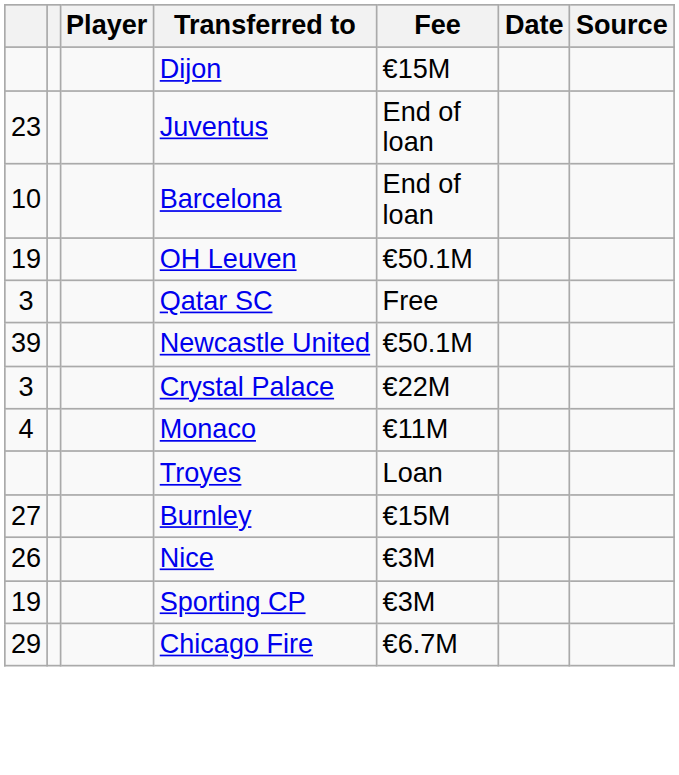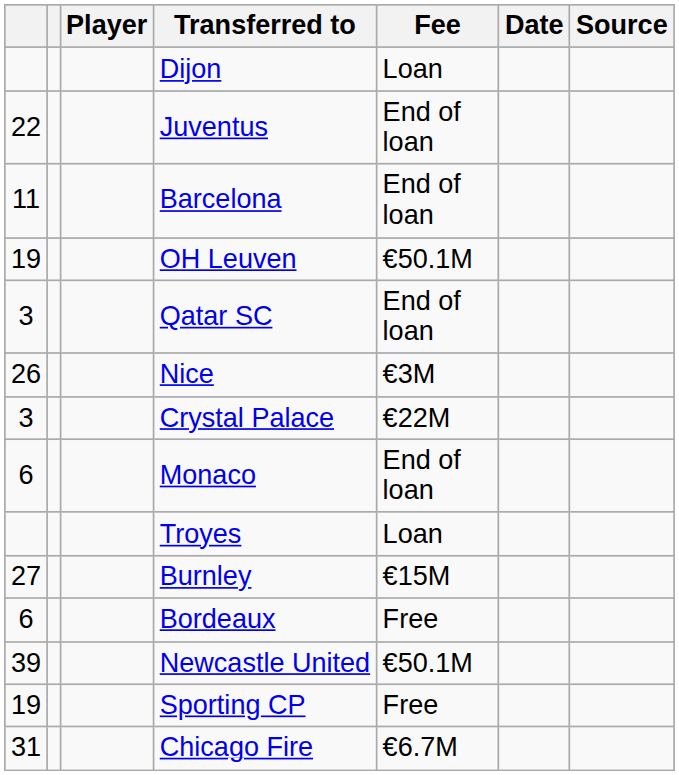(416, 68) €15M -> (413, 68) Loan
(26, 126) 23 -> (26, 126) 22
(26, 200) 10 -> (26, 200) 11
(410, 301) Free -> (422, 316) End of loan
rows swapped: (187, 558) <-> (265, 344)
(26, 429) 4 -> (26, 475) 6
(415, 429) €11M -> (422, 475) End of loan
+ row: (218, 619)
(409, 601) €3M -> (410, 705) Free
(26, 644) 29 -> (26, 747) 31
